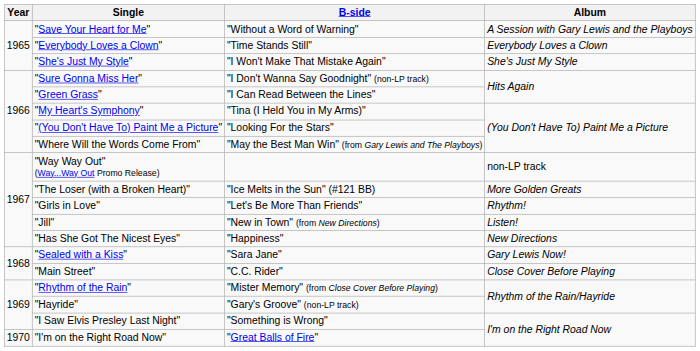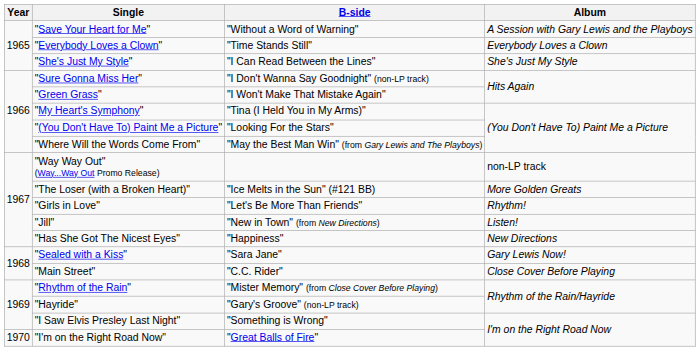(306, 62) "I Won't Make That Mistake Again" -> (301, 62) "I Can Read Between the Lines"
(301, 95) "I Can Read Between the Lines" -> (306, 95) "I Won't Make That Mistake Again"
